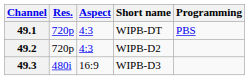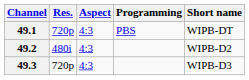columns swapped: (143, 13) <-> (209, 13)
(63, 48) 720p -> (62, 48) 480i
(62, 65) 480i -> (63, 65) 720p
(89, 65) 16:9 -> (86, 65) 4:3
